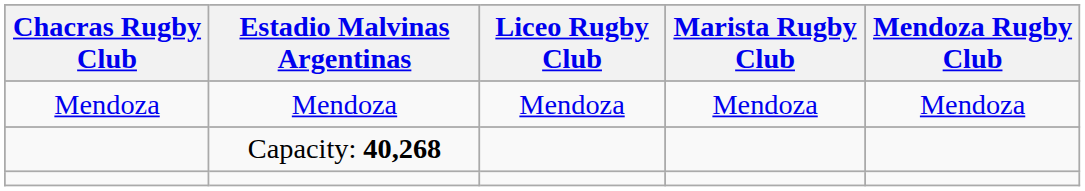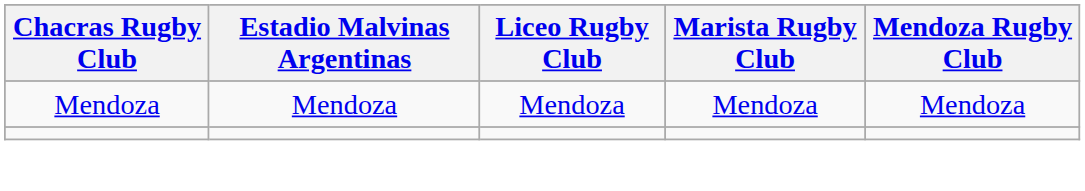- row: (345, 148)
